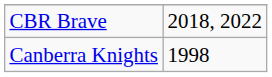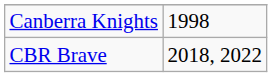rows swapped: (58, 21) <-> (84, 54)
